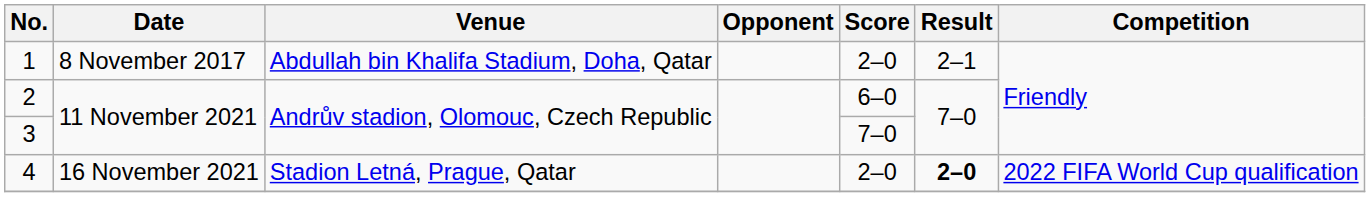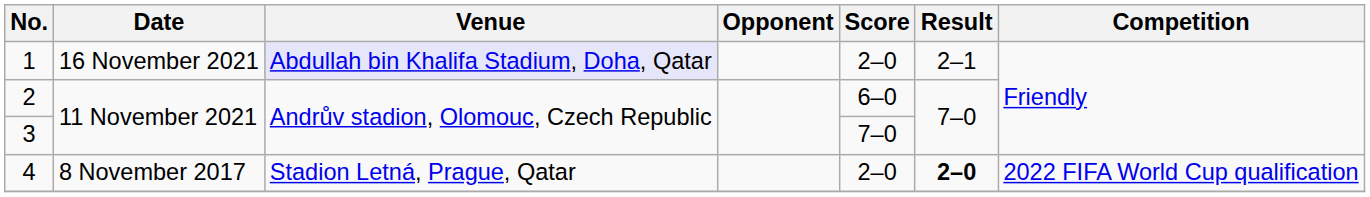(152, 60) 8 November 2017 -> (159, 60) 16 November 2021
(491, 60) no background -> (491, 60) lavender background
(159, 172) 16 November 2021 -> (152, 172) 8 November 2017
